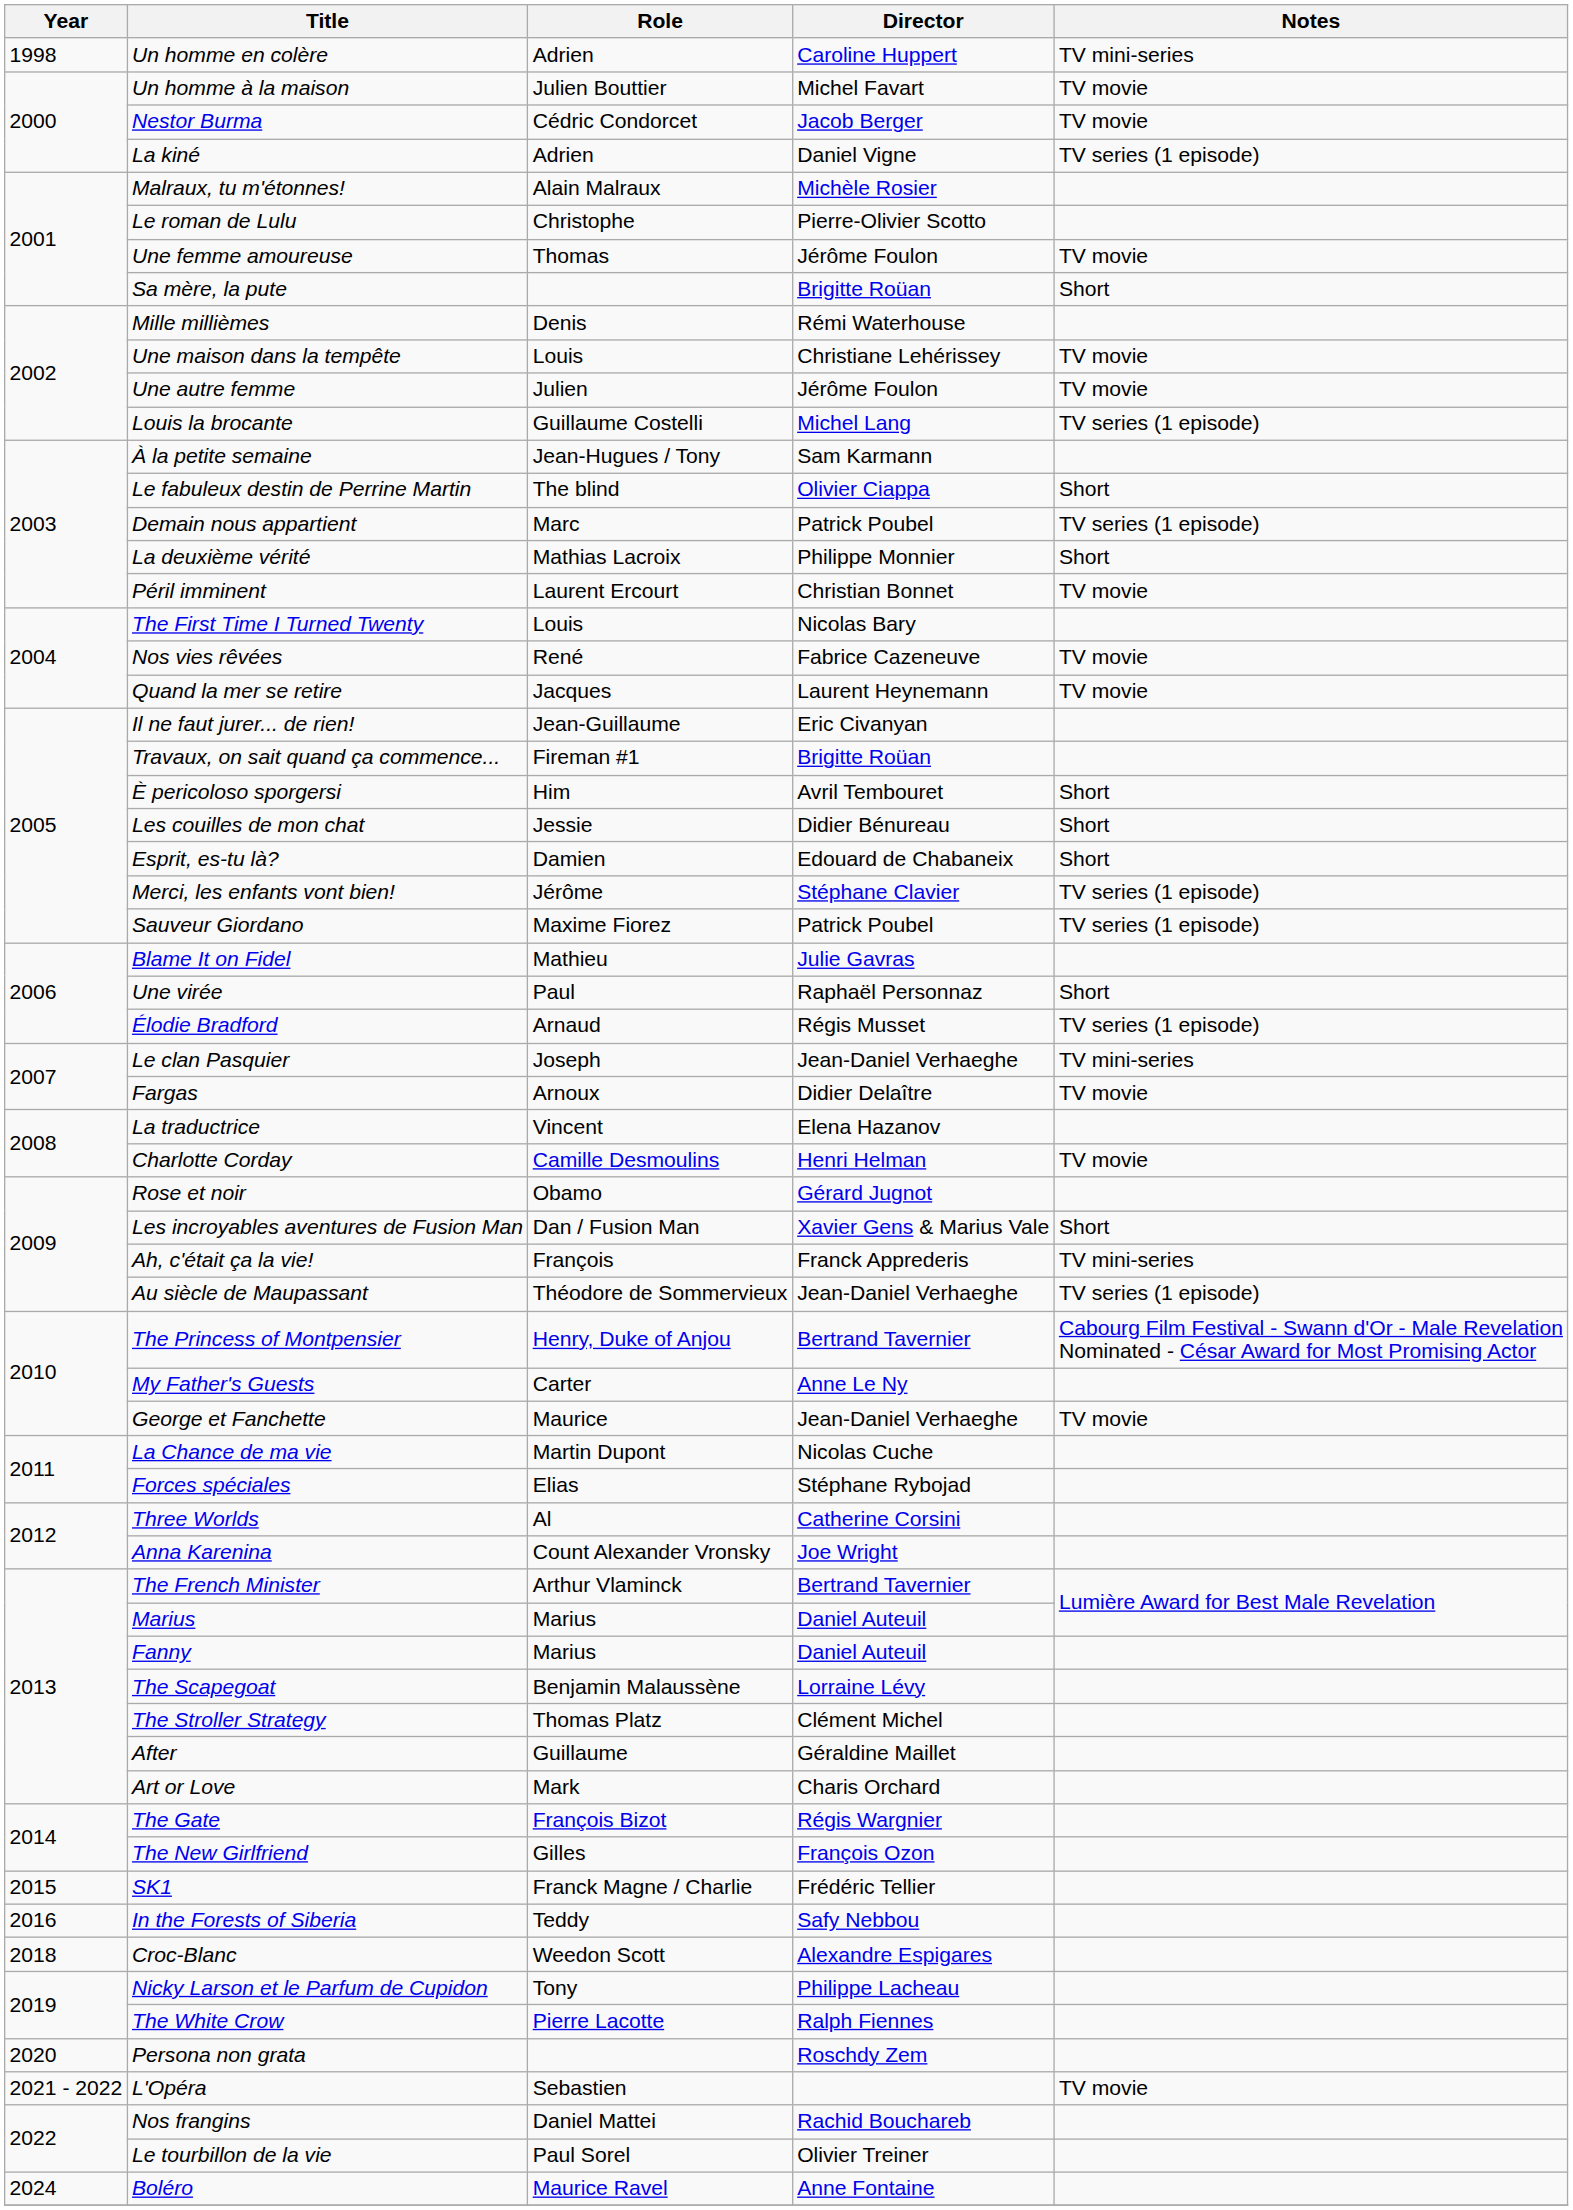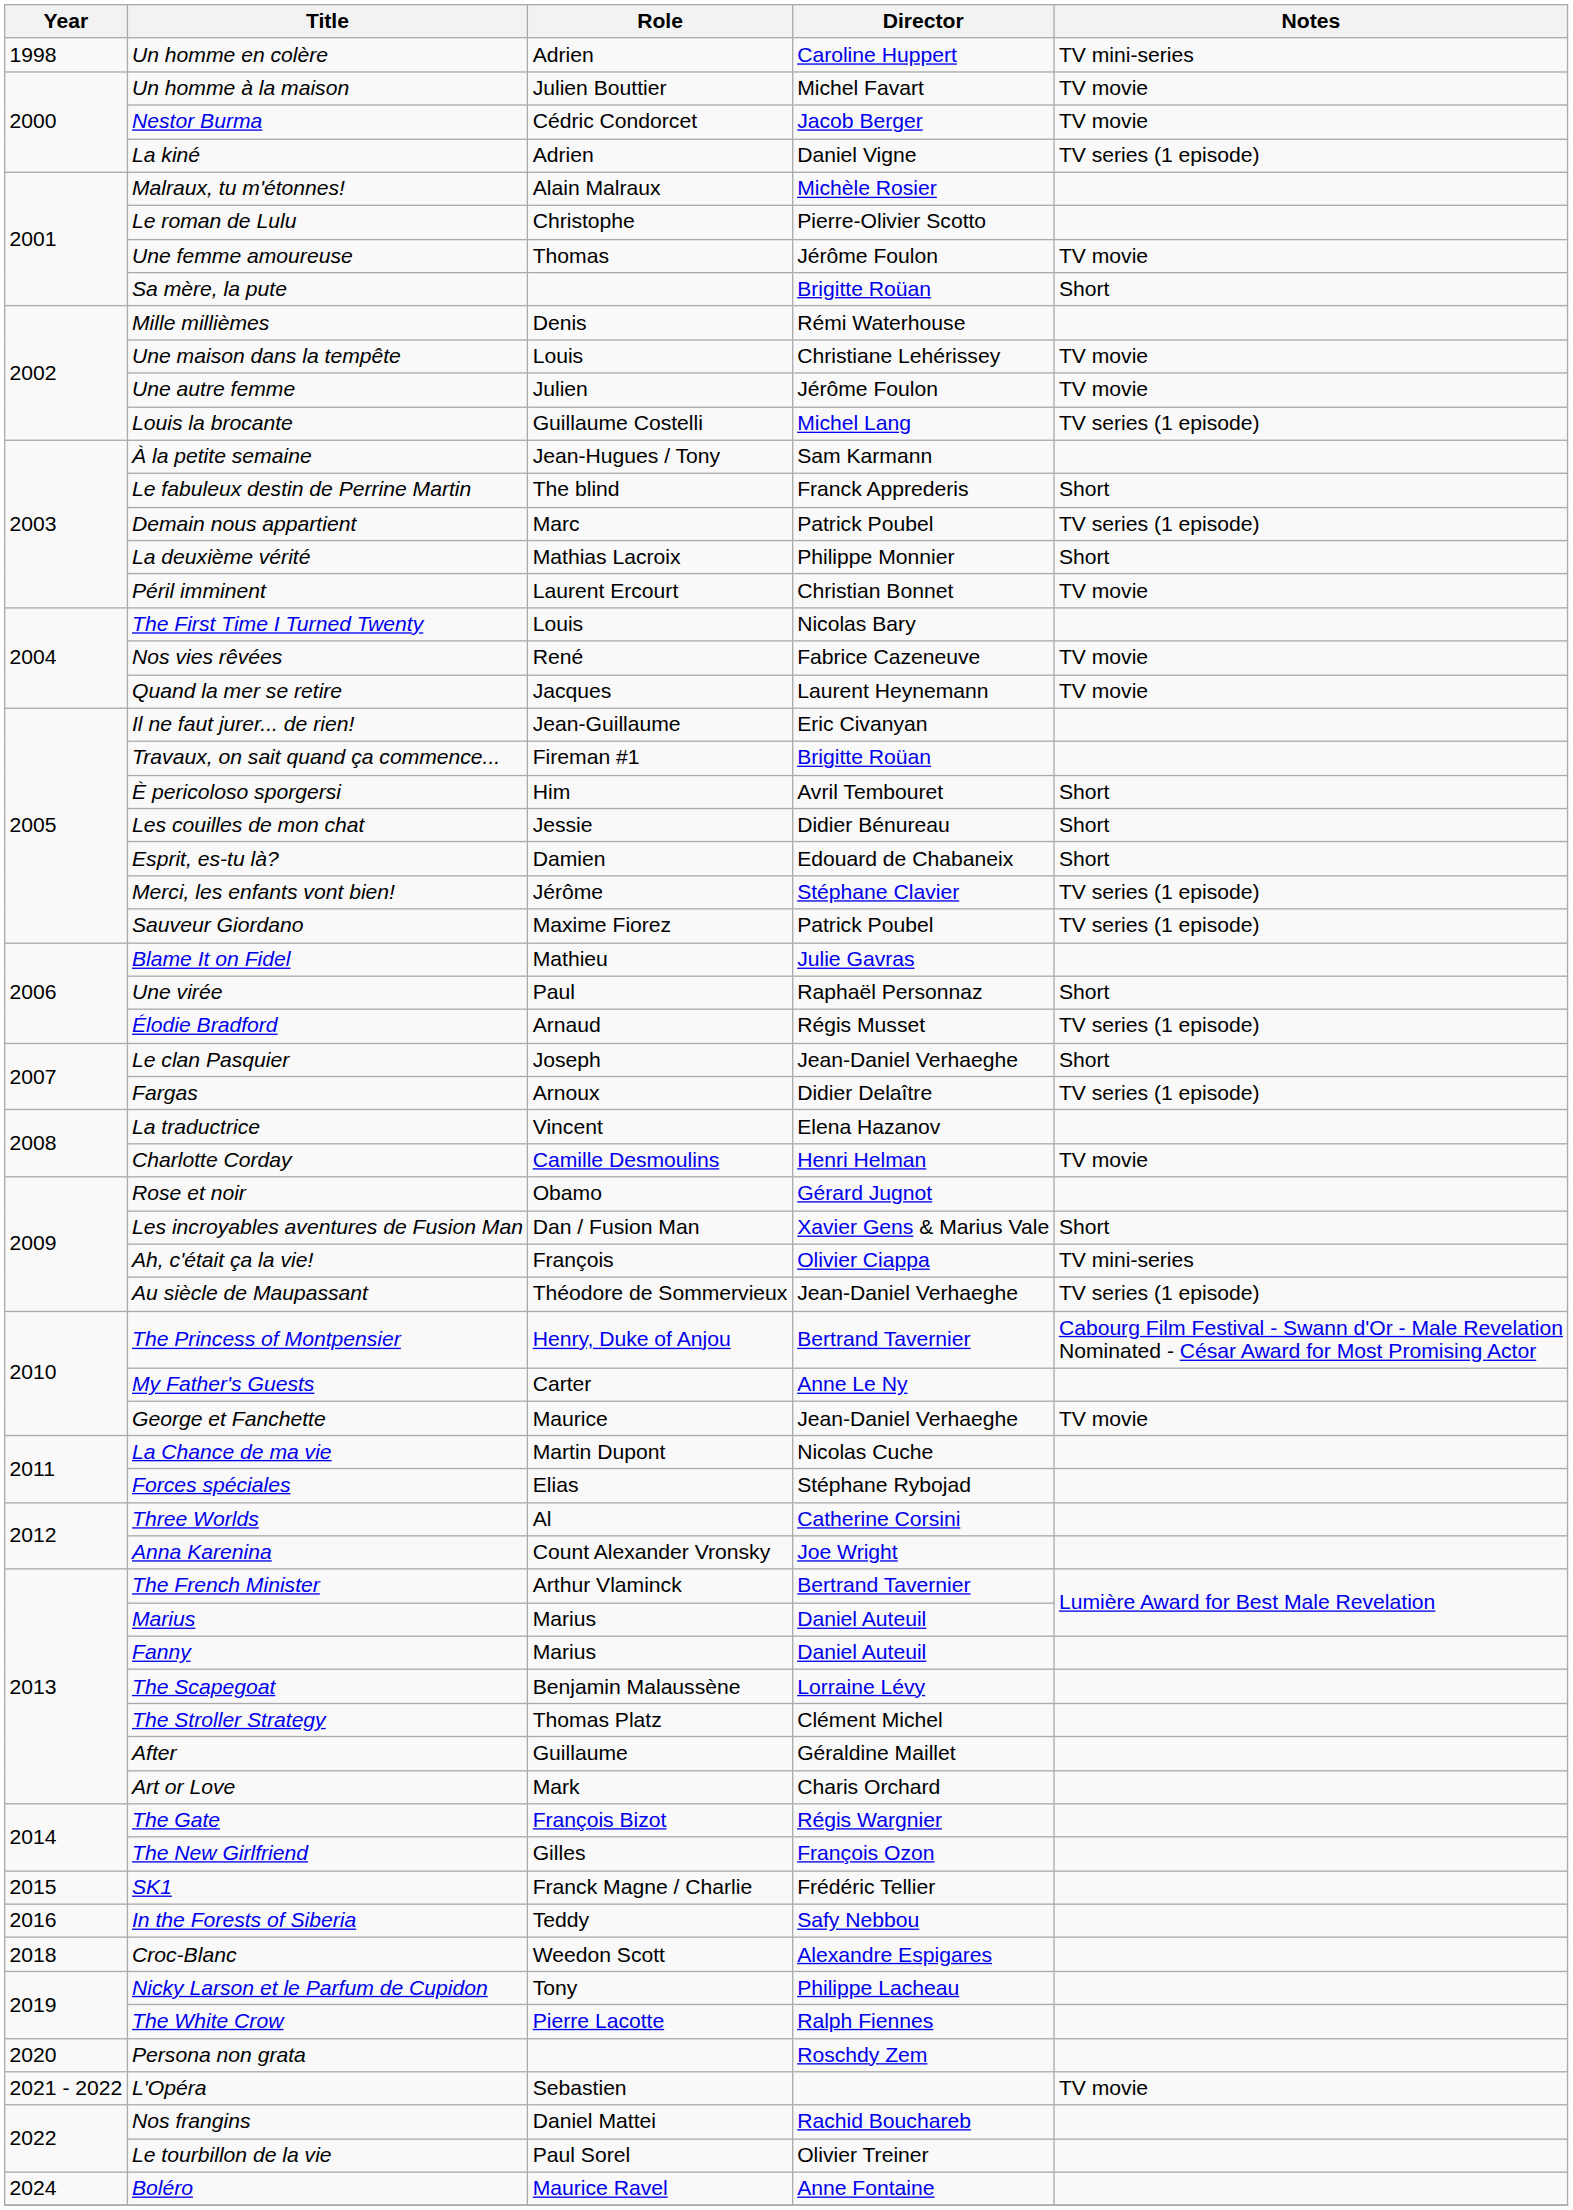(863, 490) Olivier Ciappa -> (883, 490) Franck Apprederis
(1126, 1059) TV mini-series -> (1084, 1059) Short
(1103, 1093) TV movie -> (1159, 1093) TV series (1 episode)
(883, 1260) Franck Apprederis -> (863, 1260) Olivier Ciappa
